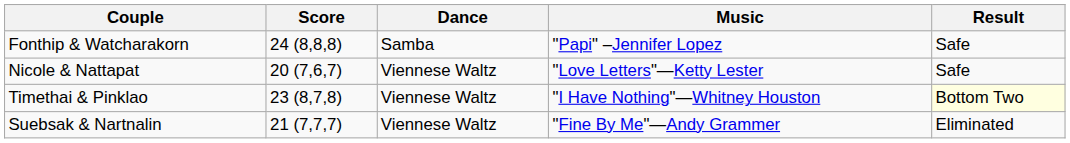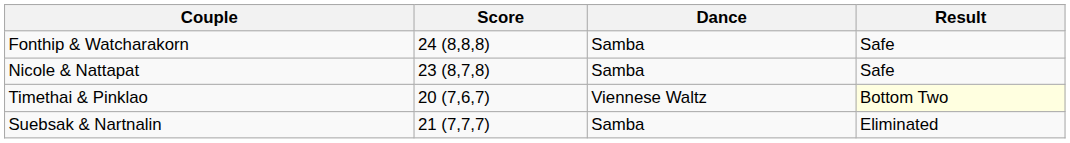- column: (740, 17)
(306, 71) 20 (7,6,7) -> (454, 71) 23 (8,7,8)
(439, 71) Viennese Waltz -> (618, 71) Samba
(306, 97) 23 (8,7,8) -> (454, 97) 20 (7,6,7)
(439, 124) Viennese Waltz -> (618, 124) Samba
